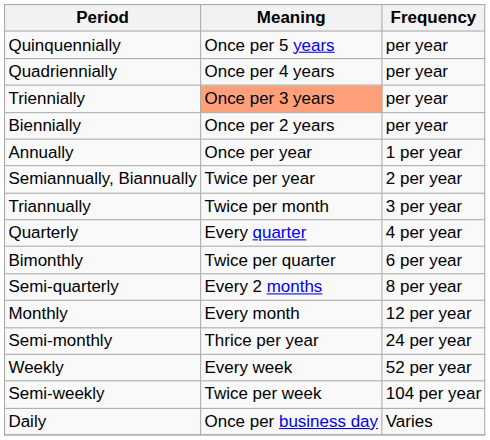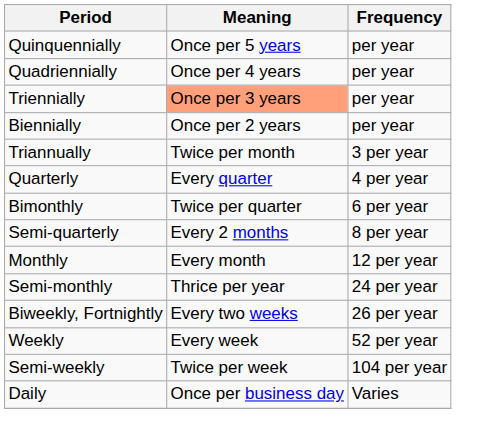- row: (41, 152)
- row: (103, 179)
+ row: (86, 313)
